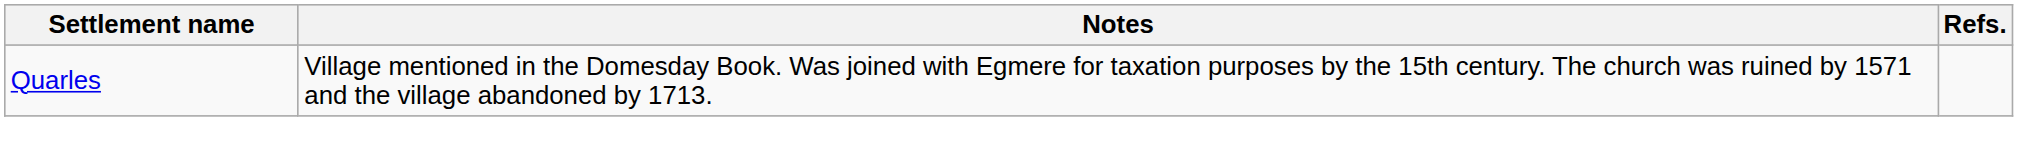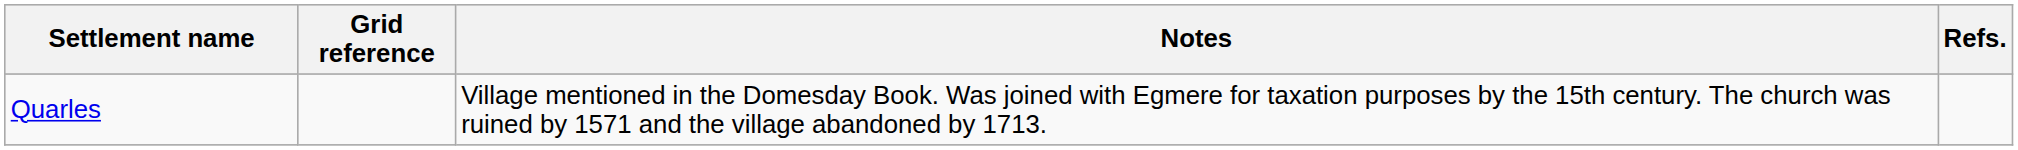+ column: (377, 39)
